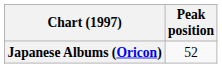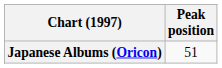(191, 52) 52 -> (191, 52) 51
